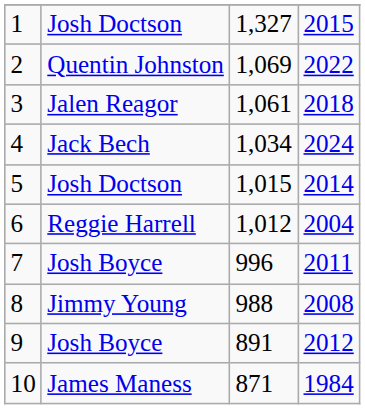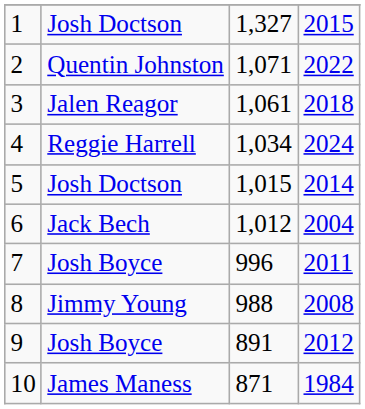(264, 64) 1,069 -> (264, 64) 1,071
(99, 143) Jack Bech -> (122, 143) Reggie Harrell
(122, 223) Reggie Harrell -> (99, 223) Jack Bech
